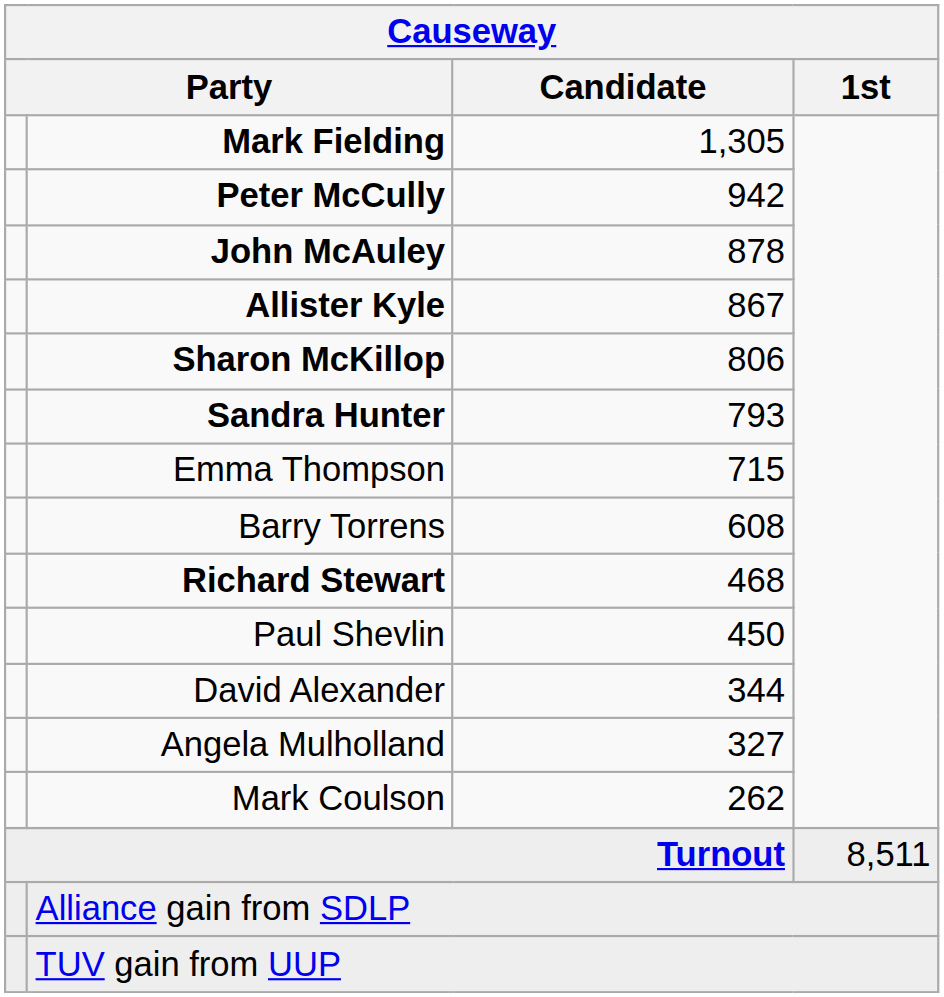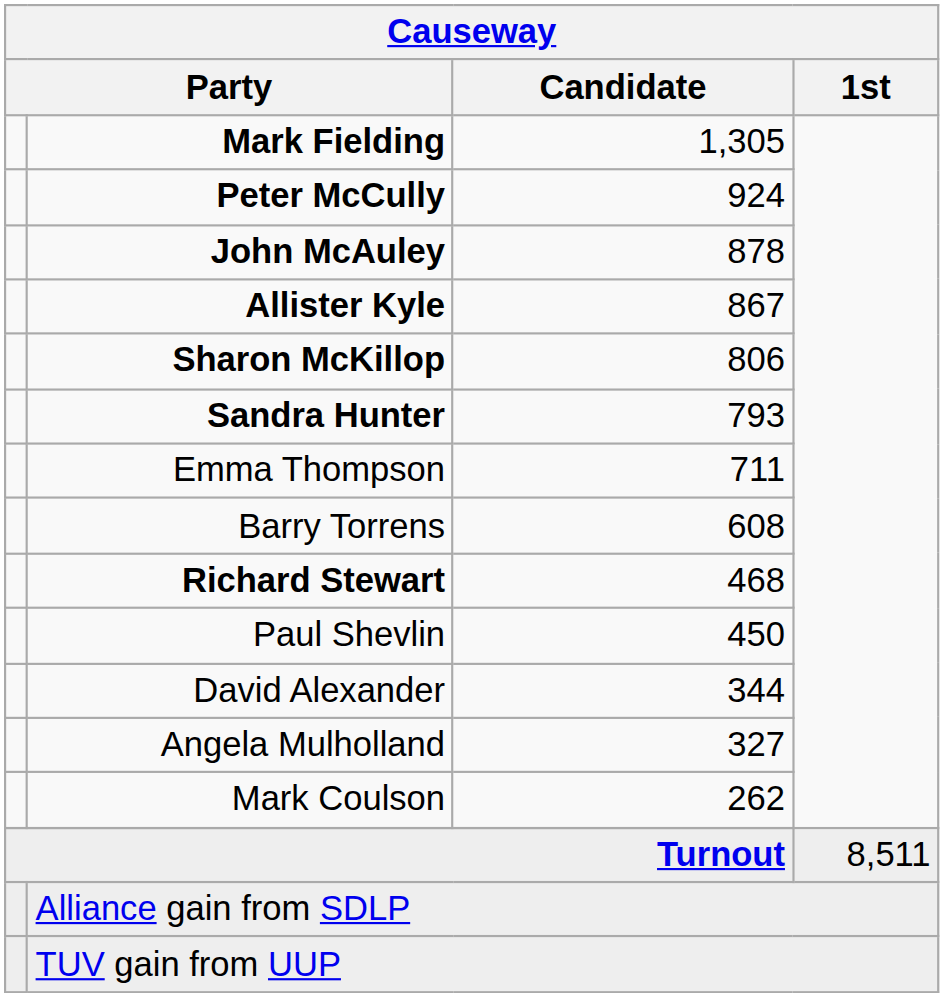(756, 196) 942 -> (756, 196) 924
(756, 470) 715 -> (757, 470) 711
